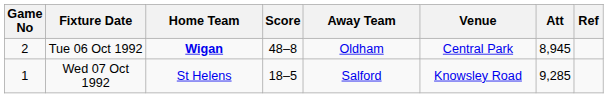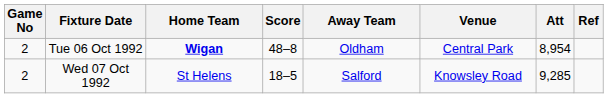(555, 48) 8,945 -> (555, 48) 8,954
(25, 75) 1 -> (25, 75) 2
